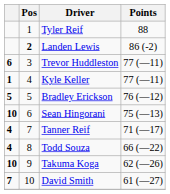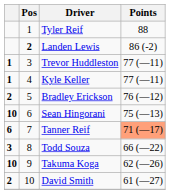(9, 63) 6 -> (9, 63) 1
(9, 97) 5 -> (9, 97) 2
(9, 130) 4 -> (9, 130) 6
(143, 130) no background -> (143, 130) lightsalmon background
(9, 147) 4 -> (9, 147) 3
(9, 181) 7 -> (9, 181) 2
